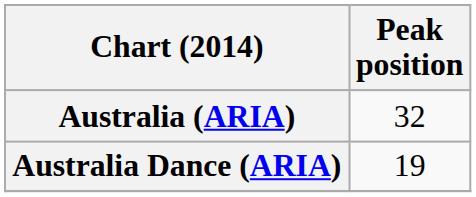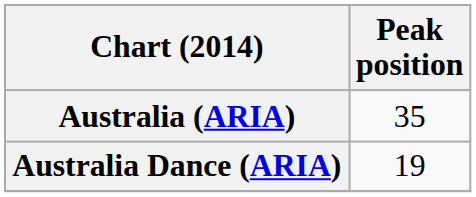(410, 115) 32 -> (410, 115) 35
